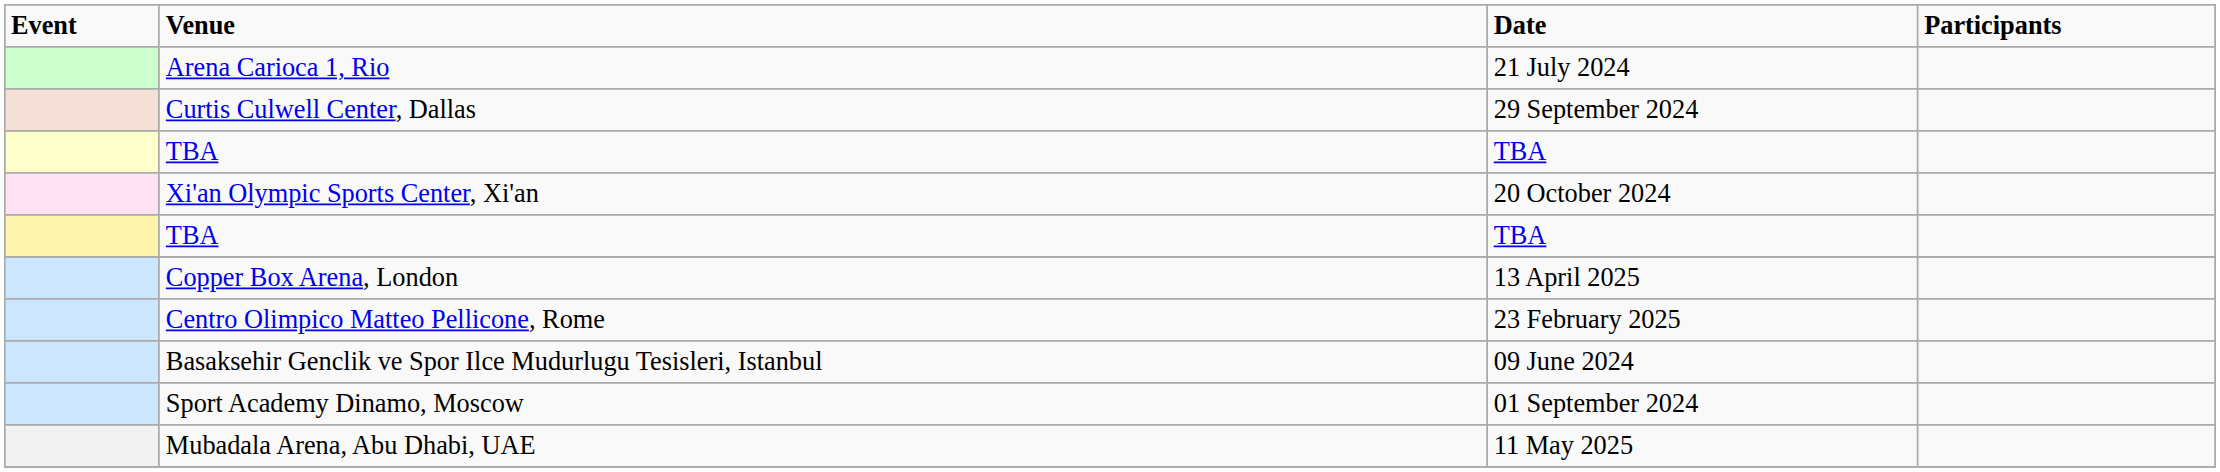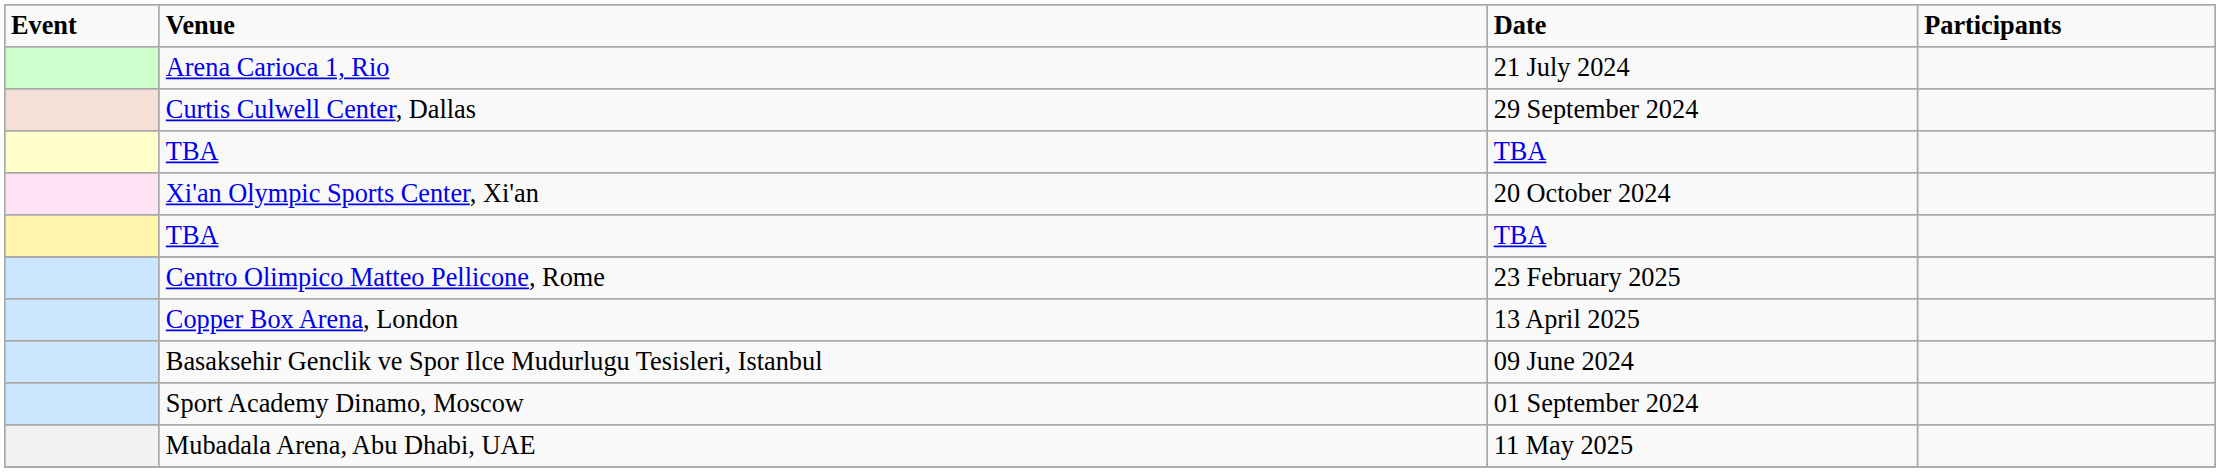rows swapped: (312, 277) <-> (385, 319)
